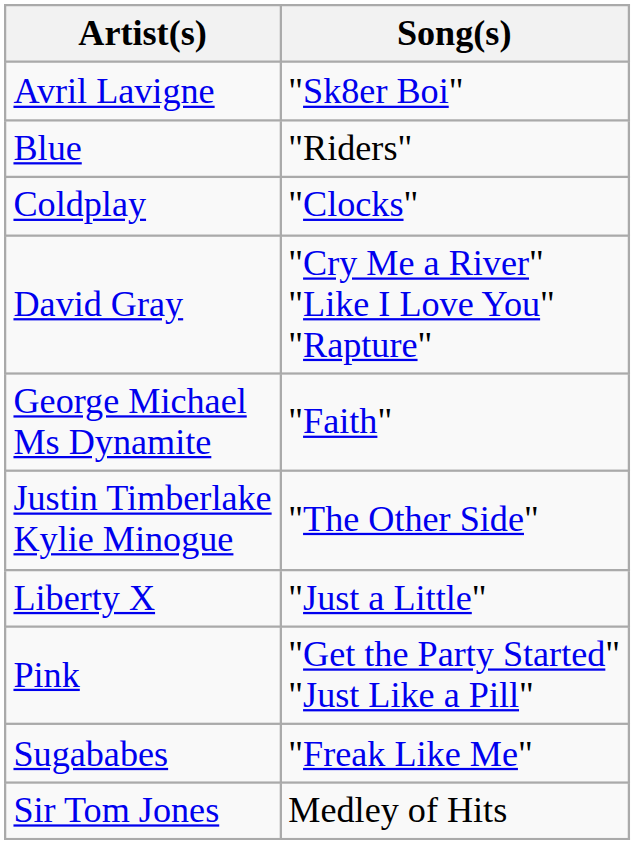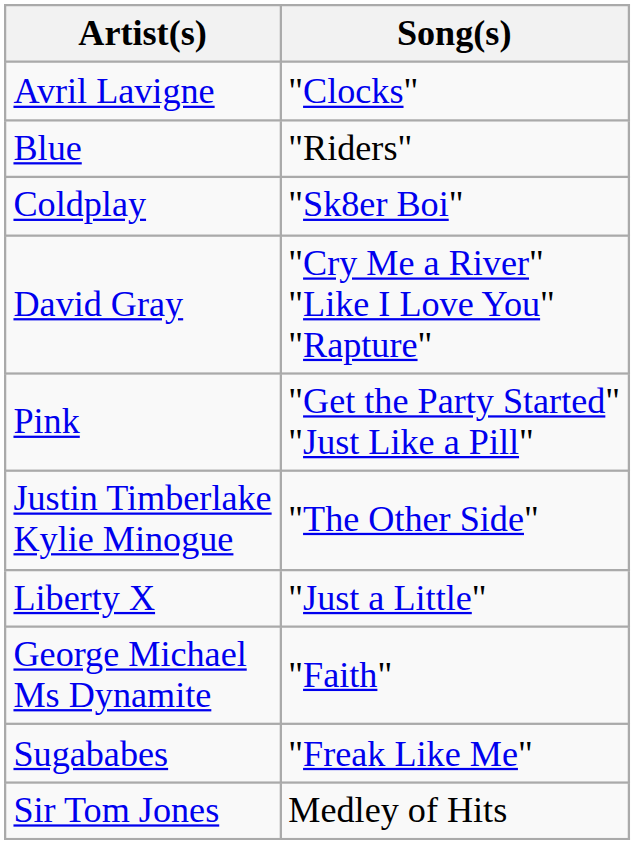(376, 90) "Sk8er Boi" -> (353, 90) "Clocks"
(353, 205) "Clocks" -> (376, 205) "Sk8er Boi"
rows swapped: (130, 421) <-> (47, 675)
